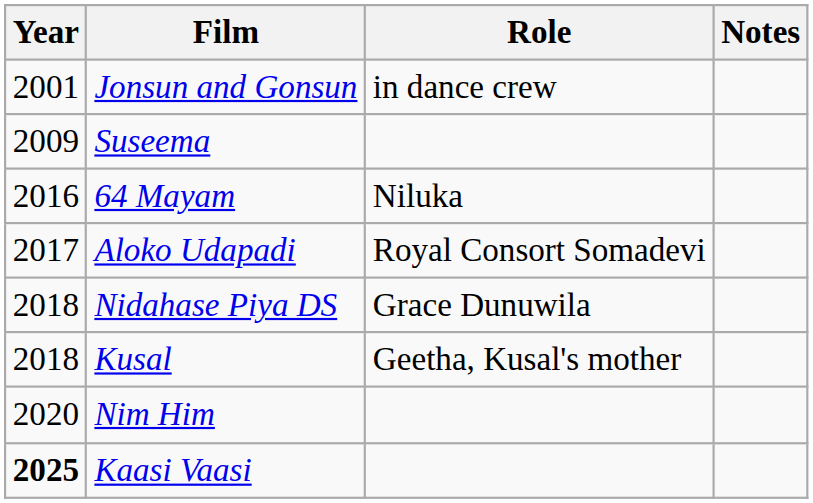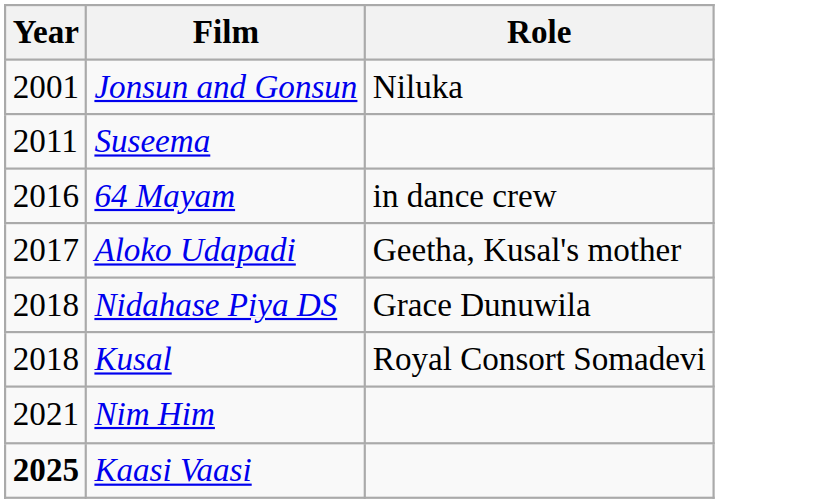- column: (761, 32)
(465, 86) in dance crew -> (418, 86) Niluka
(46, 141) 2009 -> (45, 141) 2011
(418, 195) Niluka -> (465, 195) in dance crew
(539, 250) Royal Consort Somadevi -> (527, 250) Geetha, Kusal's mother
(527, 359) Geetha, Kusal's mother -> (539, 359) Royal Consort Somadevi
(46, 414) 2020 -> (46, 414) 2021
